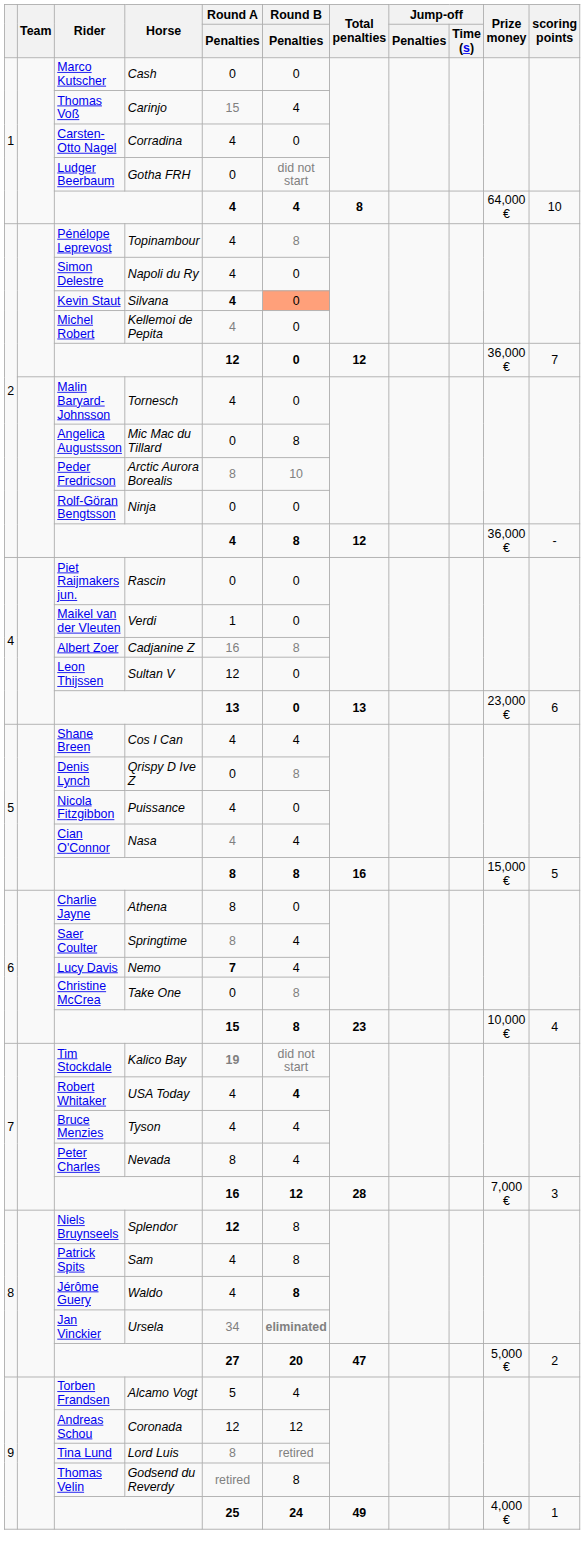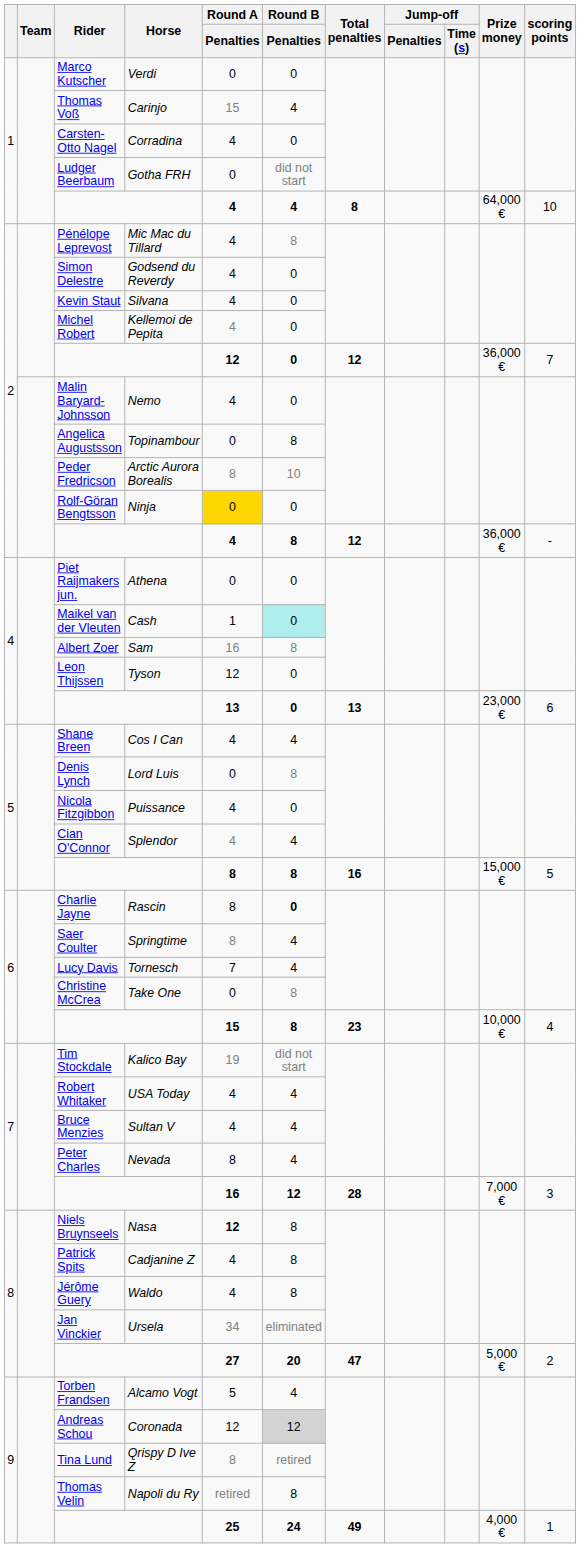(142, 74) Cash -> (142, 74) Verdi
(164, 241) Topinambour -> (159, 241) Mic Mac du Tillard
(163, 274) Napoli du Ry -> (161, 274) Godsend du Reverdy
(233, 301) bold -> (233, 301) normal
(296, 301) lightsalmon background -> (294, 301) no background
(153, 401) Tornesch -> (144, 401) Nemo
(159, 441) Mic Mac du Tillard -> (164, 441) Topinambour
(233, 508) no background -> (233, 508) gold background
(147, 581) Rascin -> (147, 581) Athena
(142, 621) Verdi -> (142, 621) Cash
(296, 621) no background -> (294, 621) paleturquoise background
(161, 648) Cadjanine Z -> (140, 648) Sam
(151, 674) Sultan V -> (144, 674) Tyson
(162, 774) Qrispy D Ive Z -> (153, 774) Lord Luis
(142, 841) Nasa -> (153, 841) Splendor
(147, 907) Athena -> (147, 907) Rascin
(296, 907) normal -> (294, 907) bold
(144, 967) Nemo -> (153, 967) Tornesch
(233, 967) bold -> (233, 967) normal
(233, 1060) bold -> (233, 1060) normal
(296, 1094) bold -> (294, 1094) normal
(144, 1127) Tyson -> (151, 1127) Sultan V
(153, 1227) Splendor -> (142, 1227) Nasa
(140, 1260) Sam -> (161, 1260) Cadjanine Z
(296, 1294) bold -> (294, 1294) normal
(296, 1327) bold -> (294, 1327) normal
(296, 1427) no background -> (294, 1427) lightgrey background
(153, 1453) Lord Luis -> (162, 1460) Qrispy D Ive Z
(161, 1480) Godsend du Reverdy -> (163, 1494) Napoli du Ry
